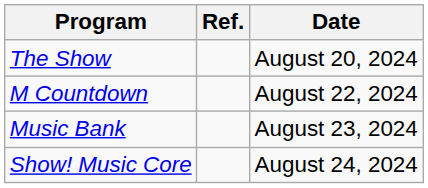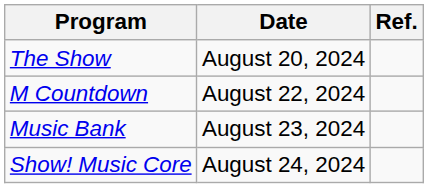columns swapped: (336, 22) <-> (223, 22)
